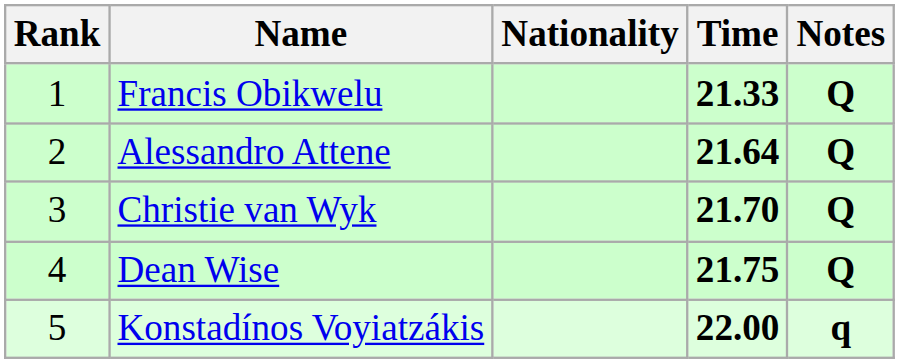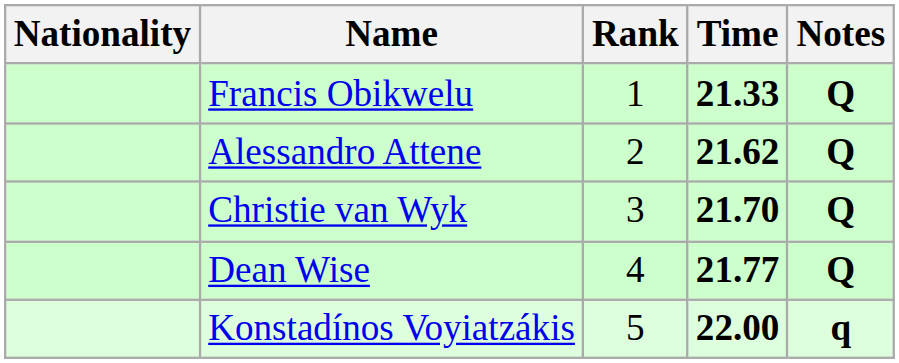columns swapped: (57, 33) <-> (590, 33)
(738, 151) 21.64 -> (738, 151) 21.62
(738, 269) 21.75 -> (738, 269) 21.77
